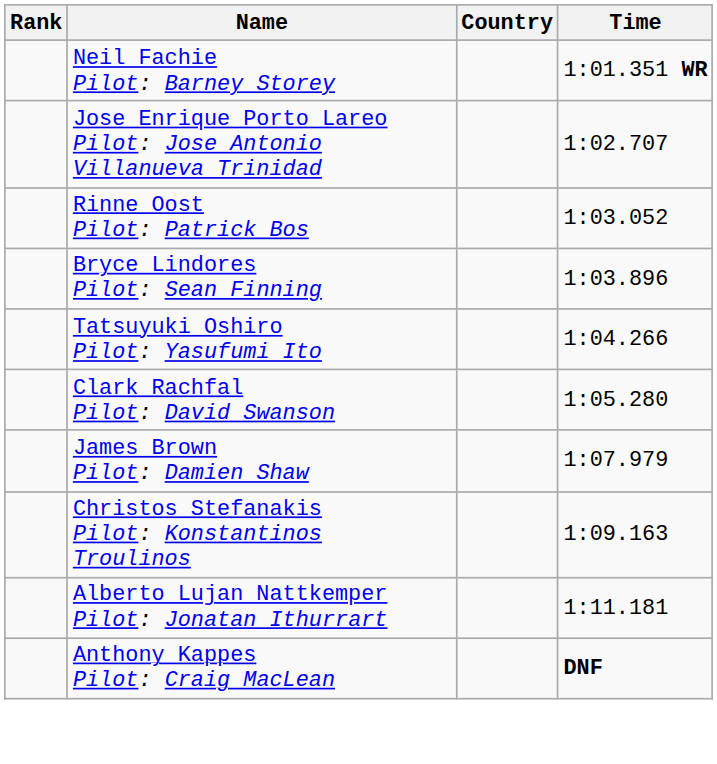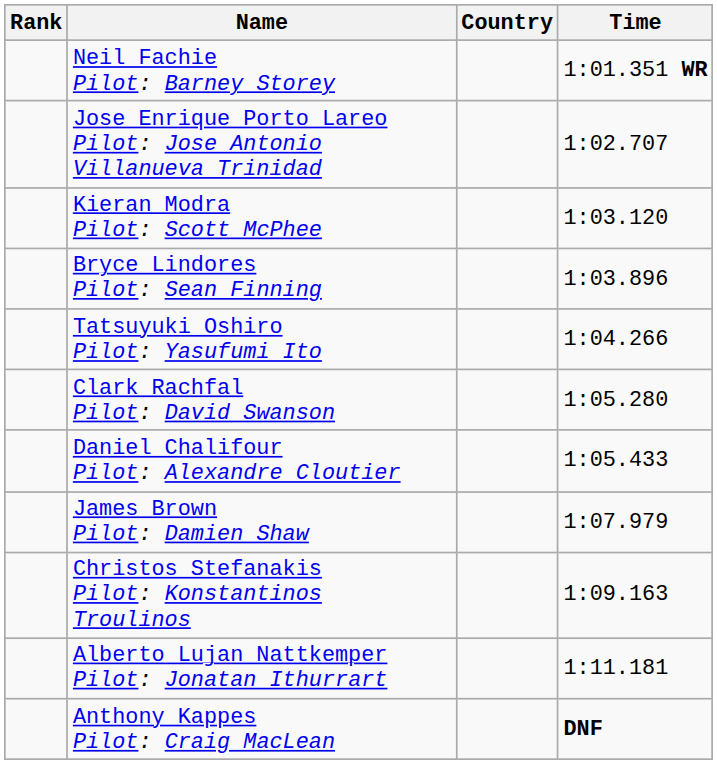- row: (191, 218)
+ row: (197, 218)
+ row: (237, 461)
